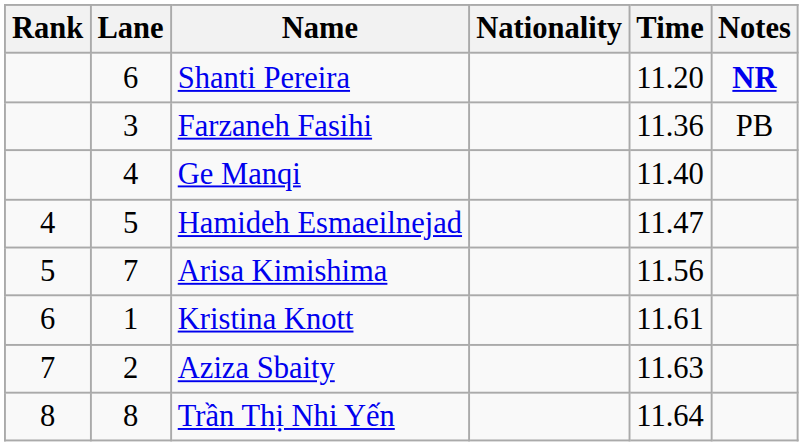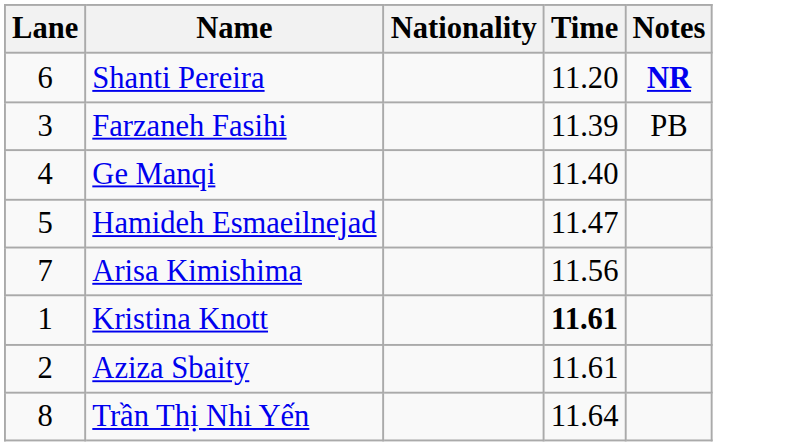- column: (48, 28)
(670, 125) 11.36 -> (585, 125) 11.39
(670, 319) normal -> (585, 319) bold
(670, 367) 11.63 -> (585, 367) 11.61
